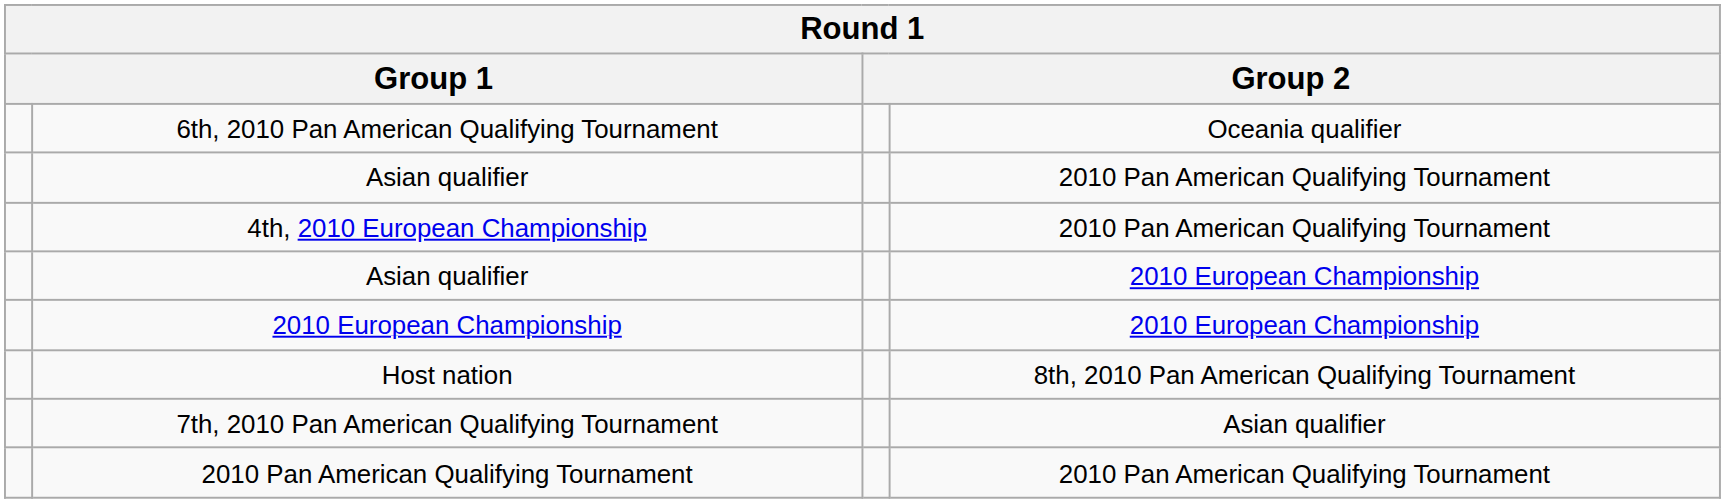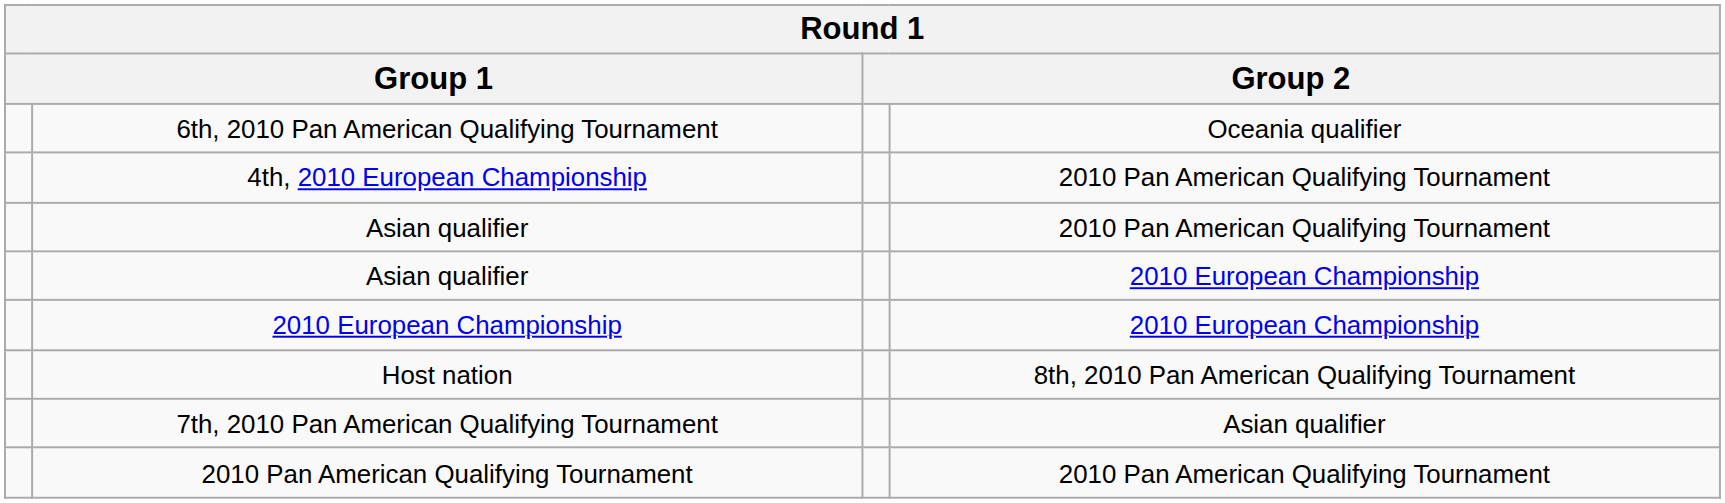rows swapped: (447, 178) <-> (447, 227)
